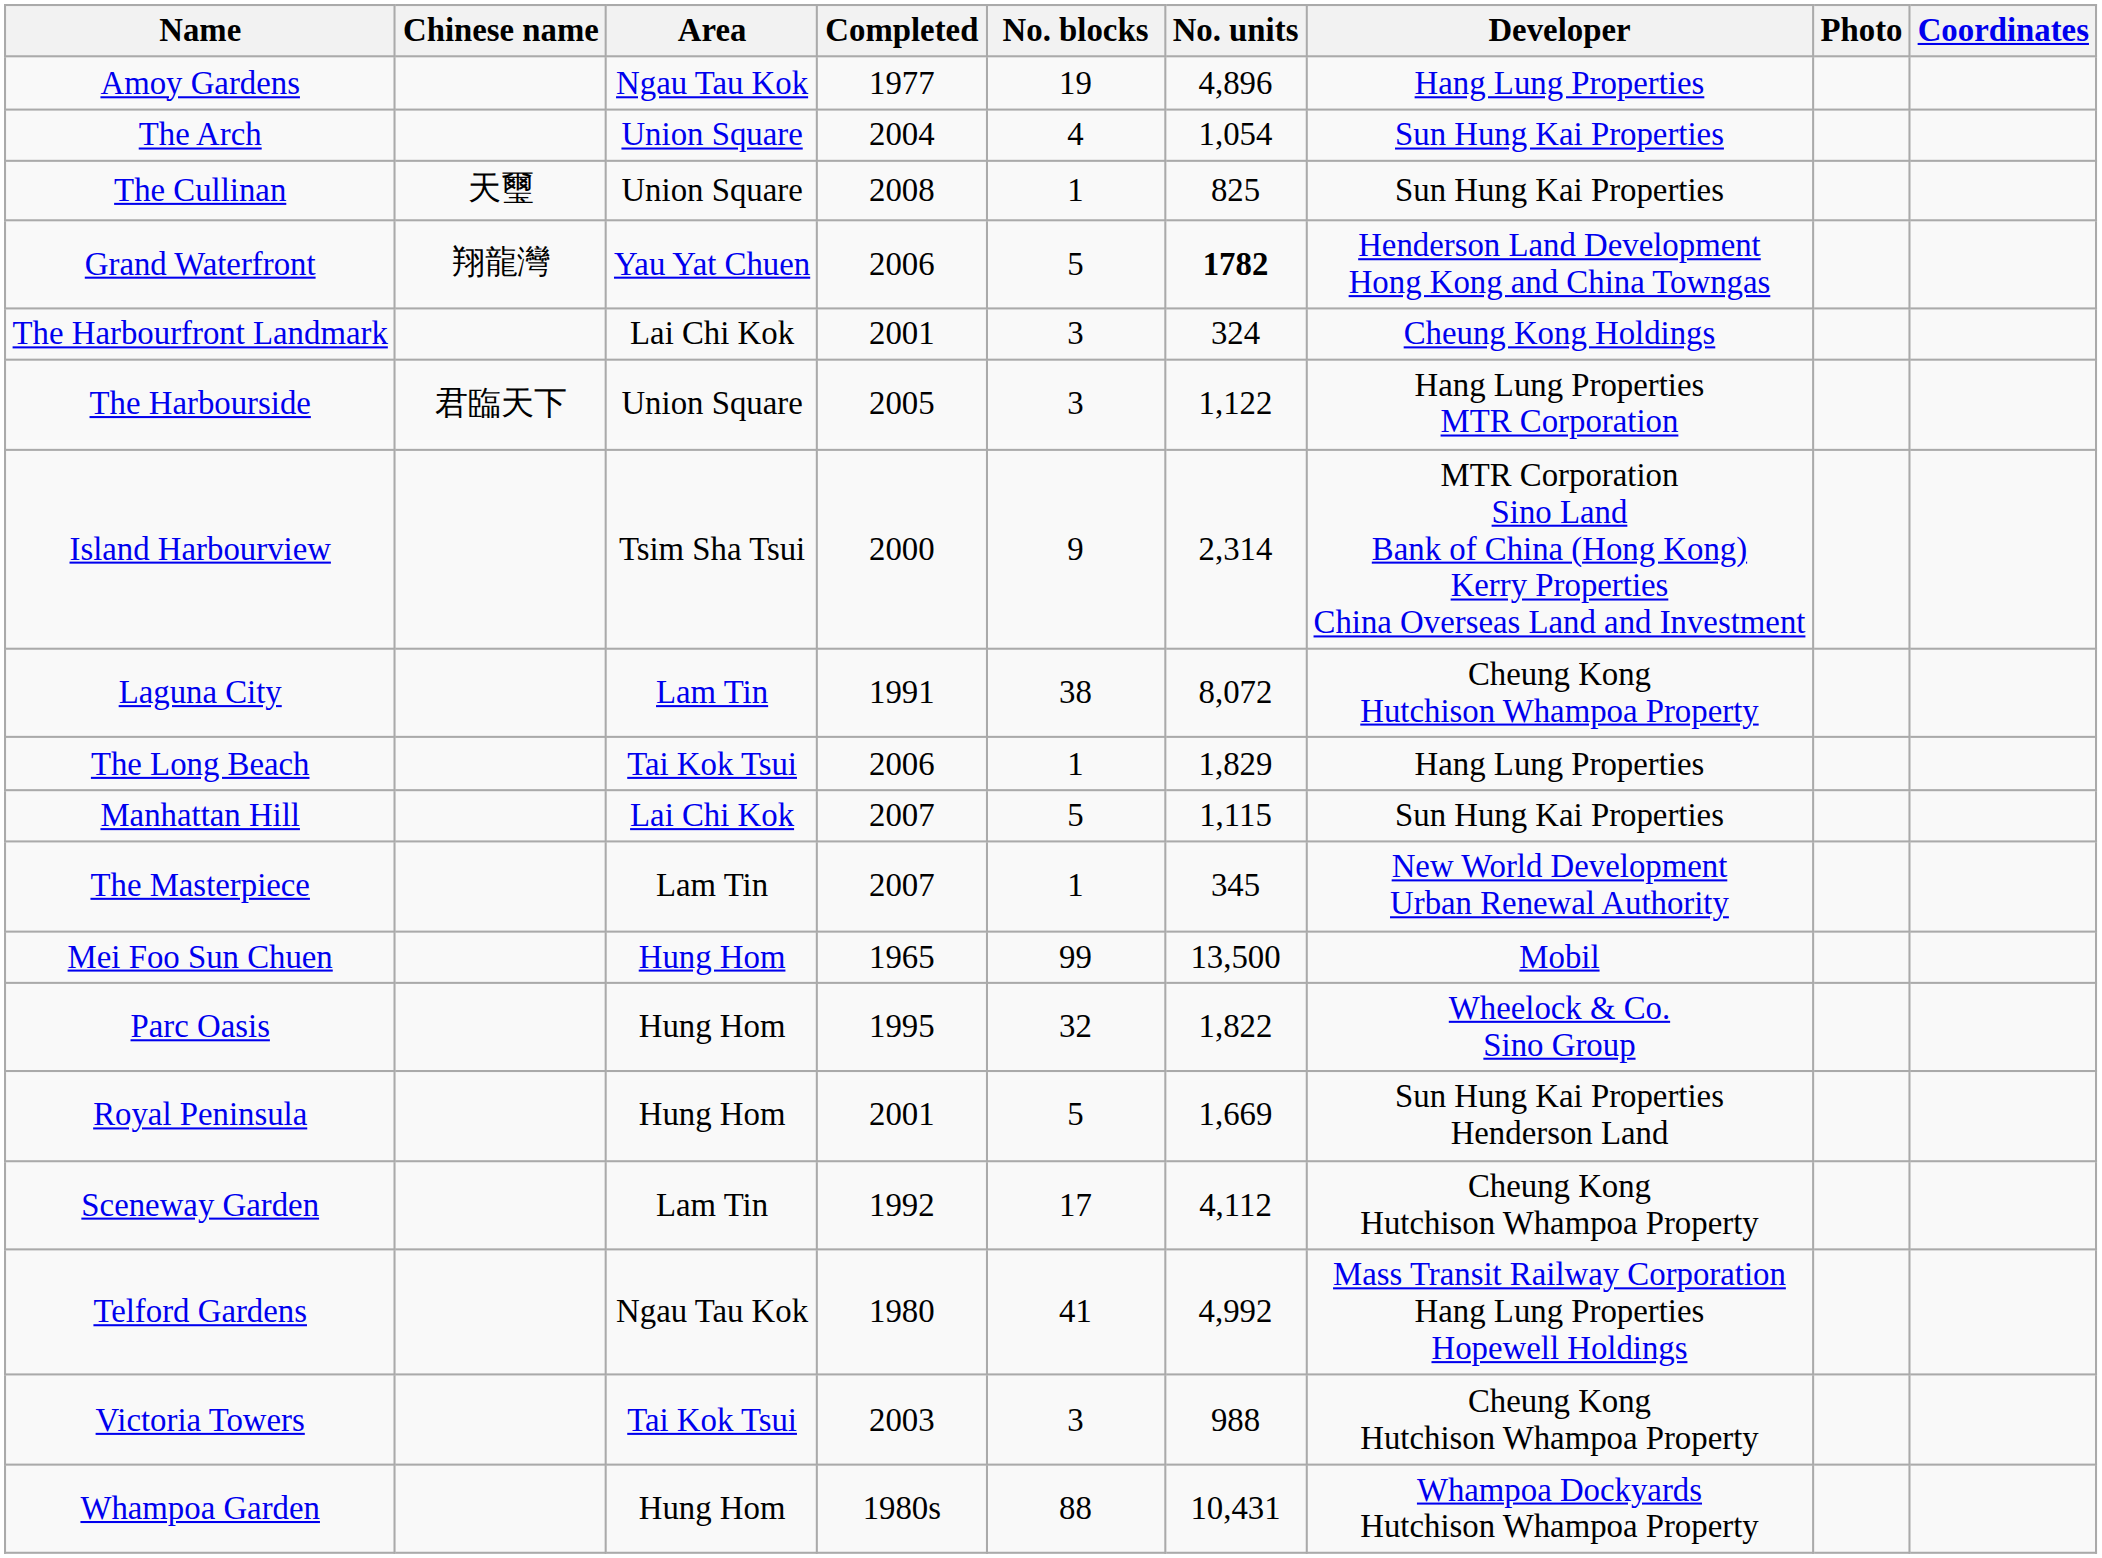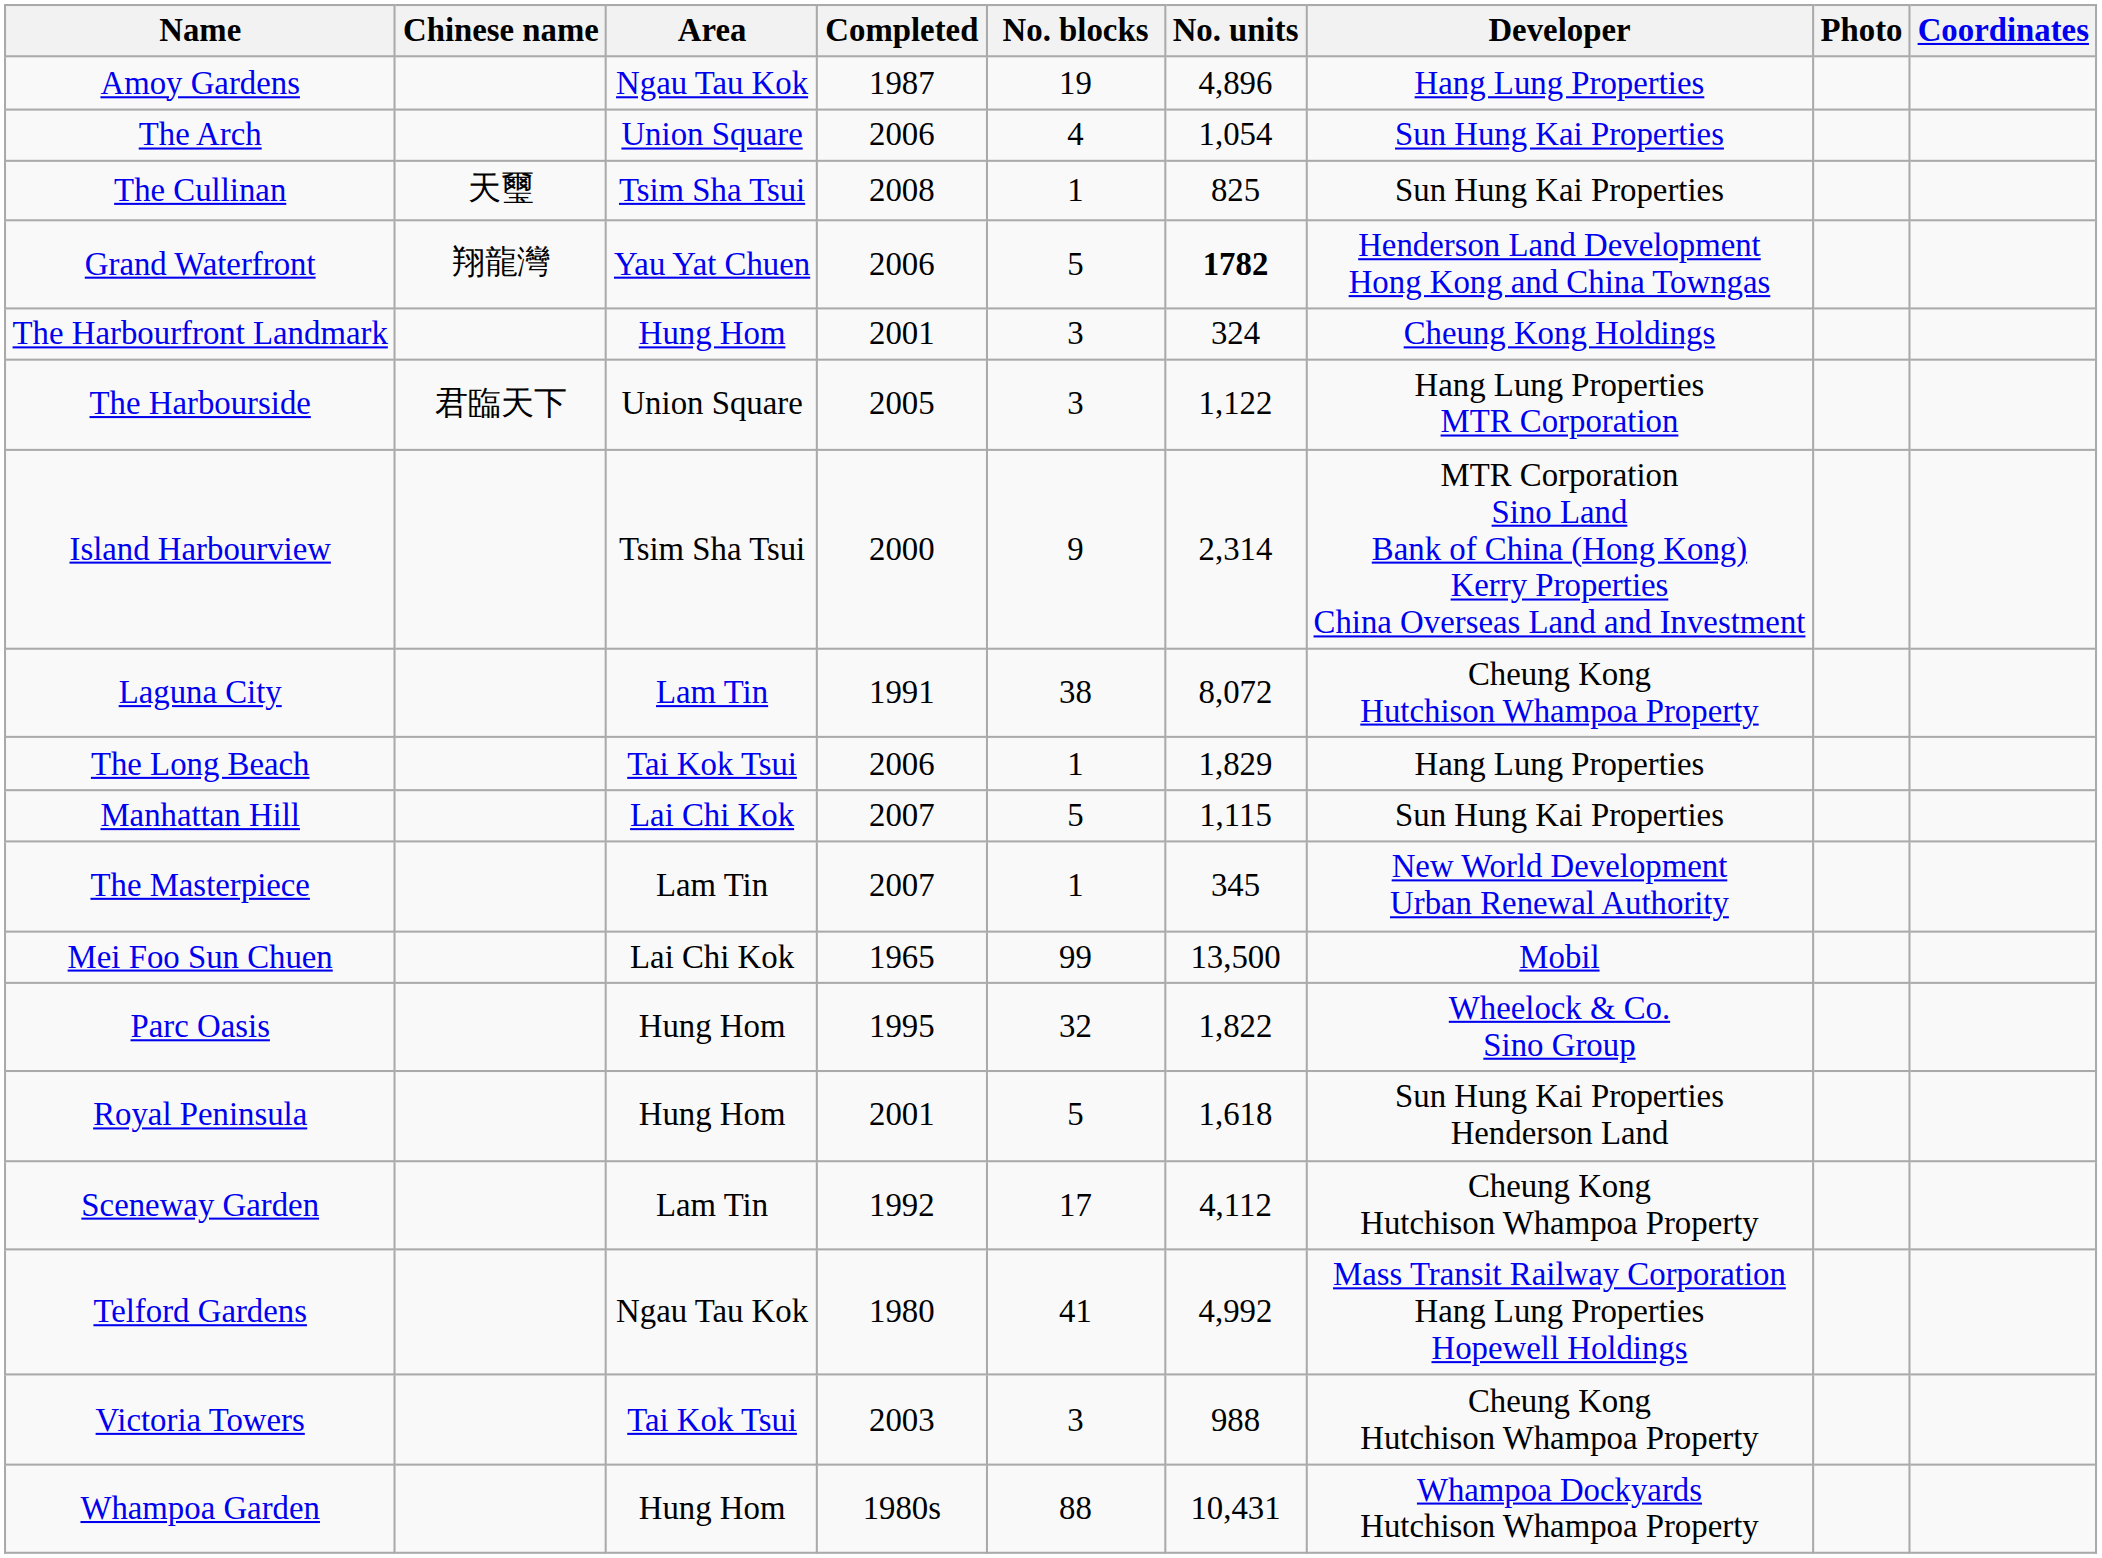(902, 82) 1977 -> (902, 82) 1987
(902, 134) 2004 -> (902, 134) 2006
(712, 189) Union Square -> (712, 189) Tsim Sha Tsui
(712, 333) Lai Chi Kok -> (712, 333) Hung Hom
(712, 956) Hung Hom -> (712, 956) Lai Chi Kok
(1236, 1115) 1,669 -> (1236, 1115) 1,618
